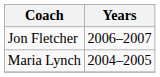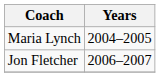rows swapped: (44, 60) <-> (43, 38)
